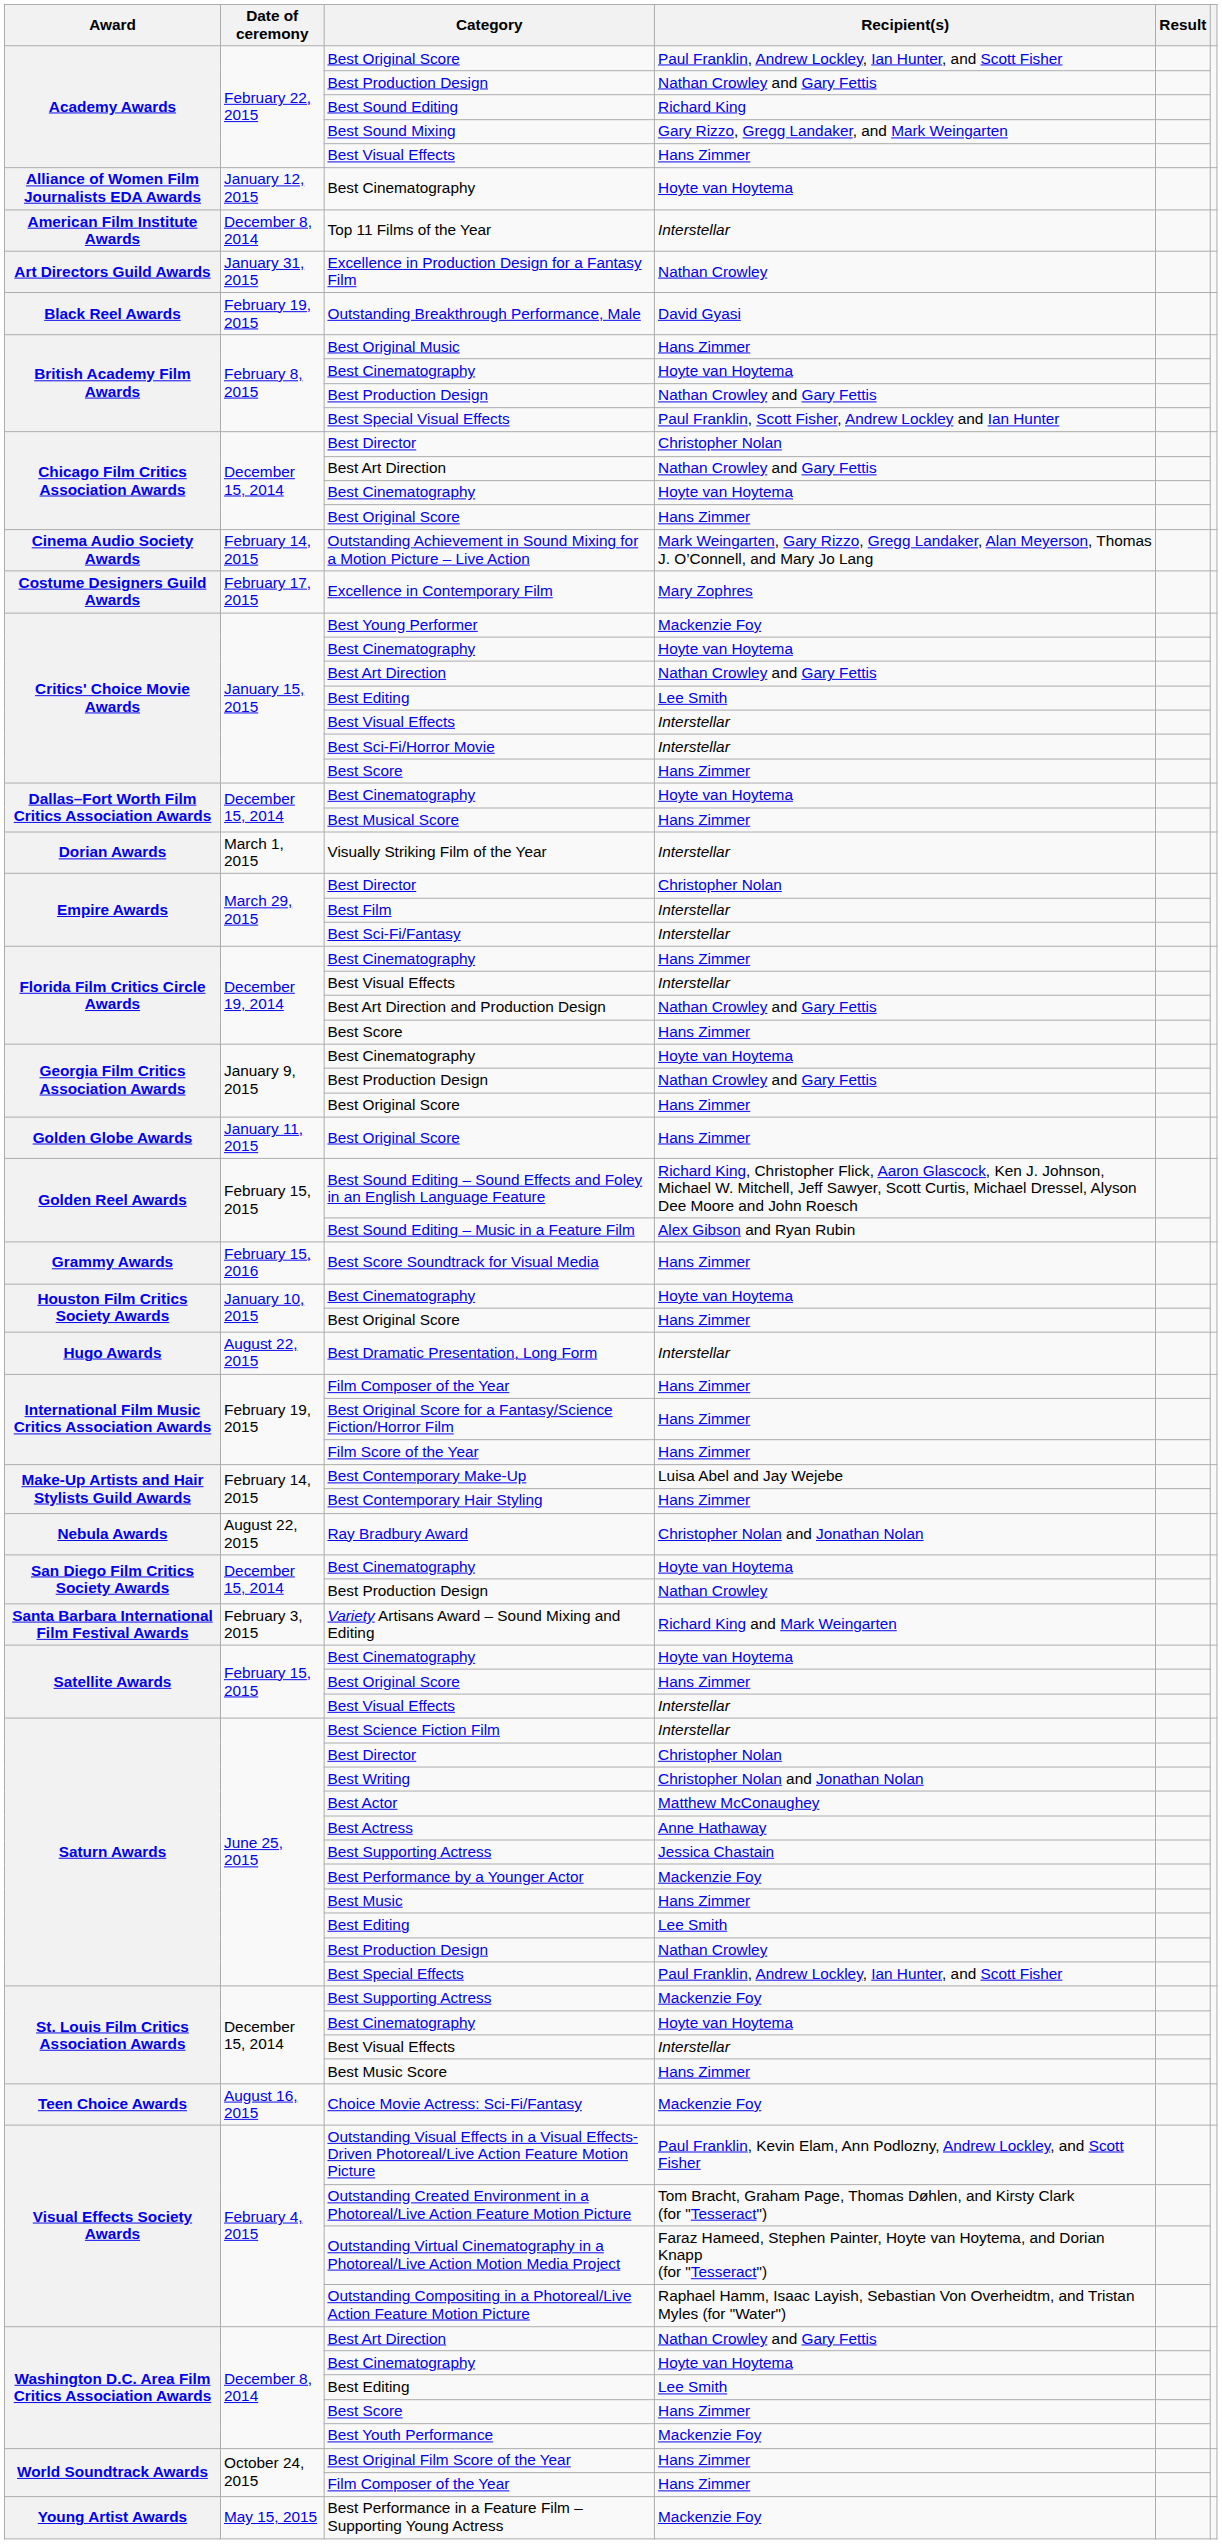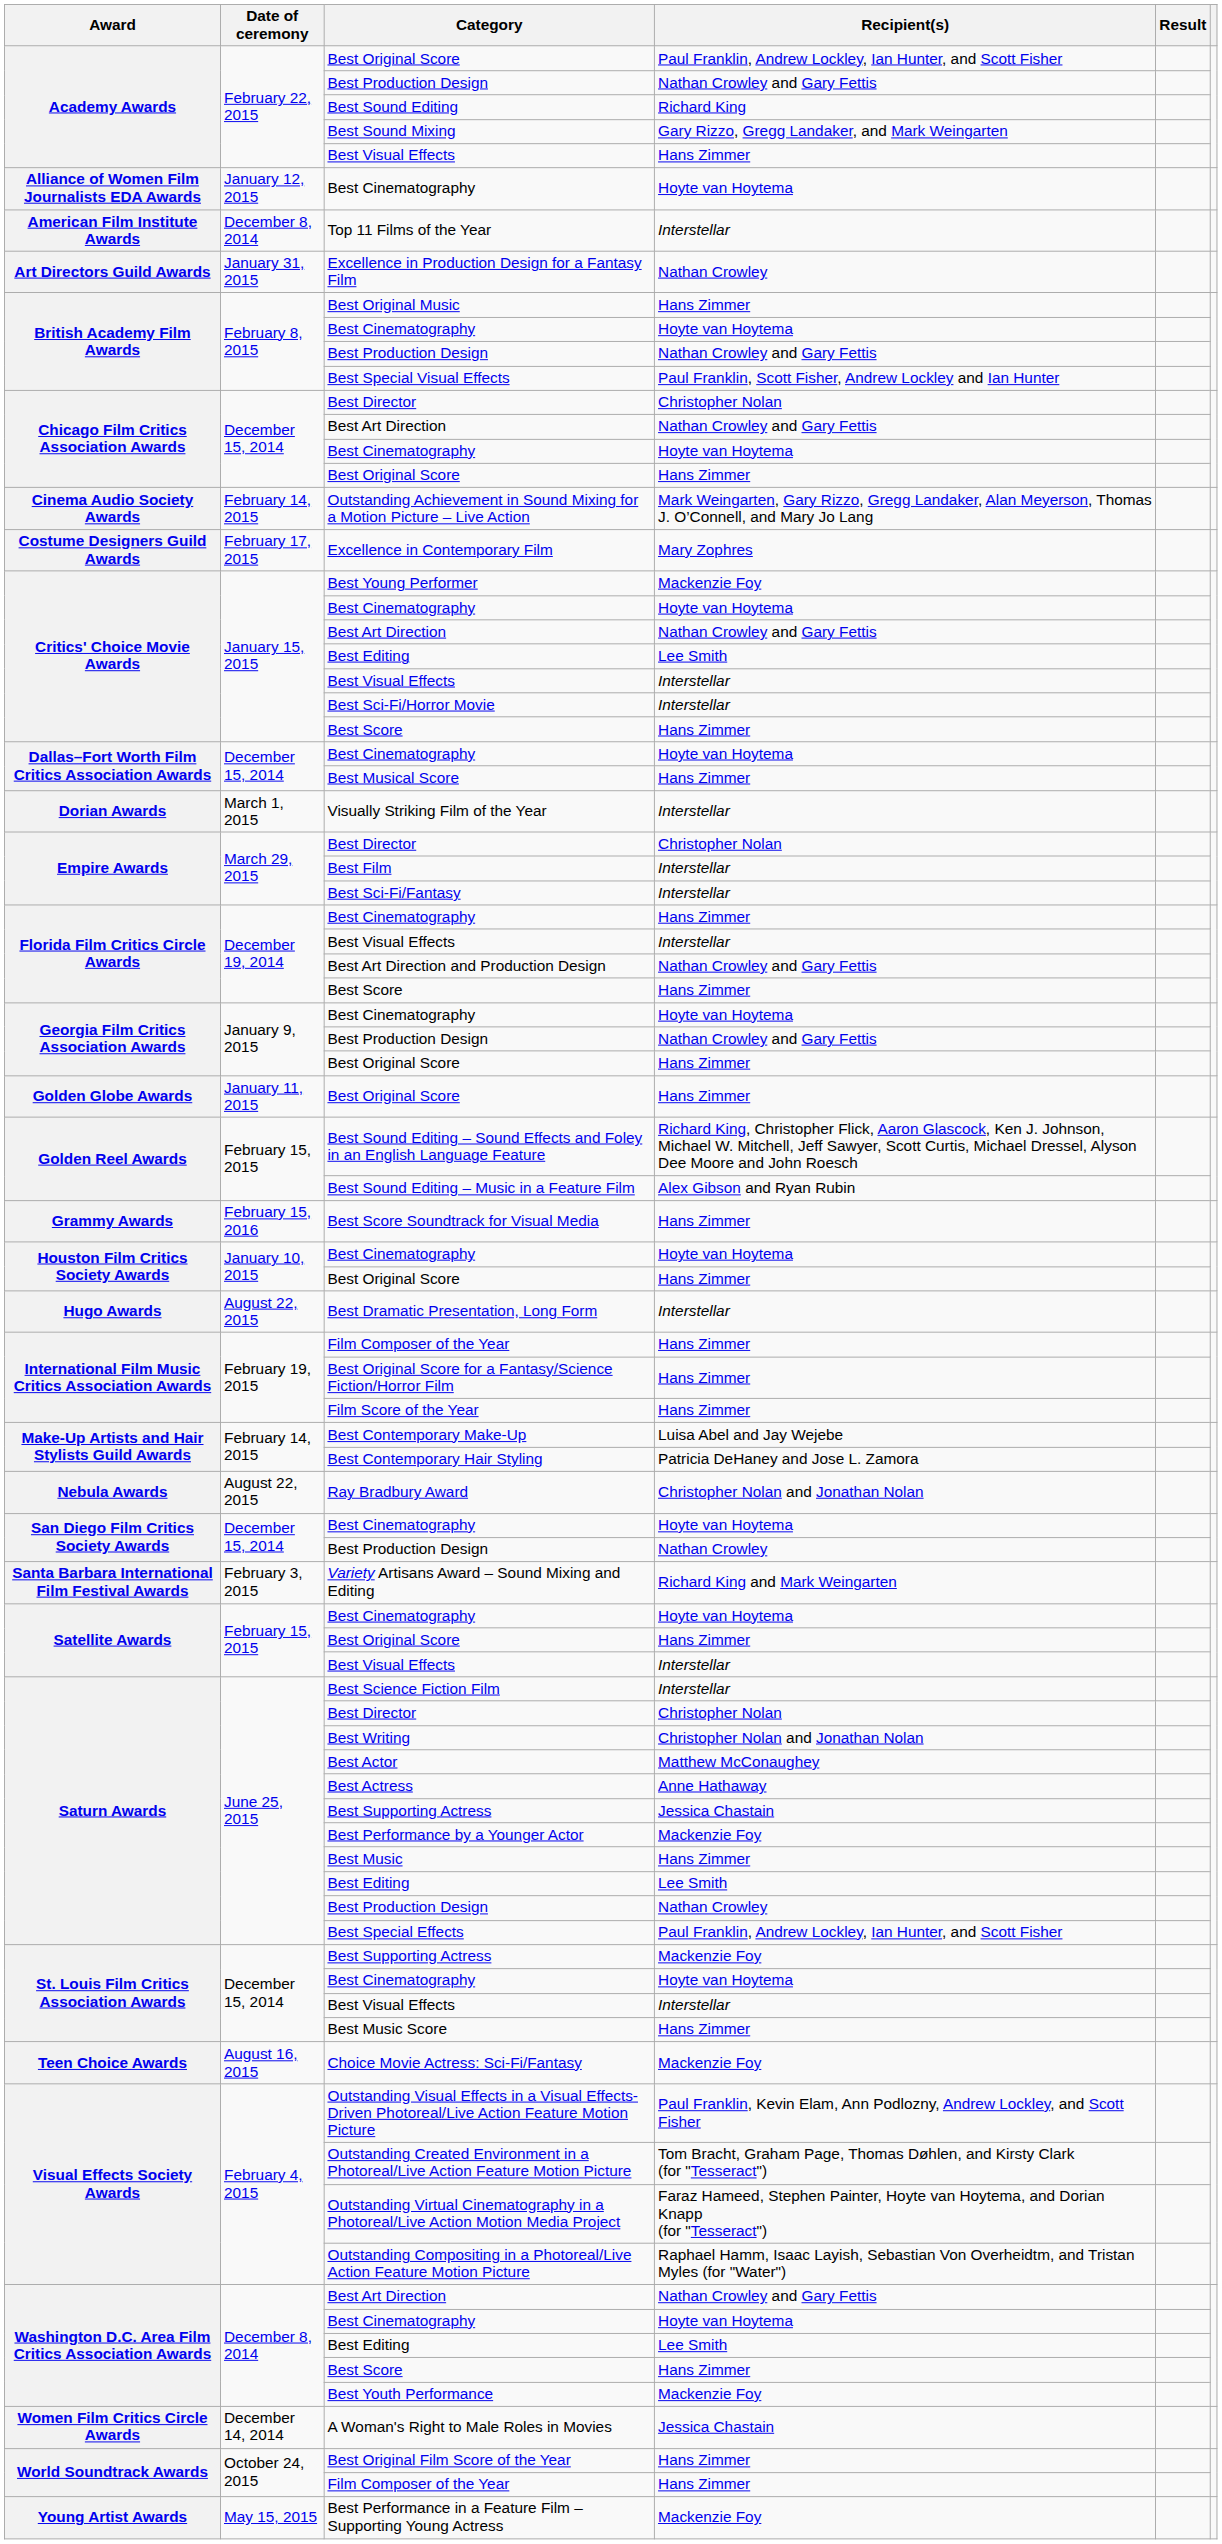- row: (112, 313)
(704, 1500) Hans Zimmer -> (788, 1459) Patricia DeHaney and Jose L. Zamora
+ row: (112, 2427)
